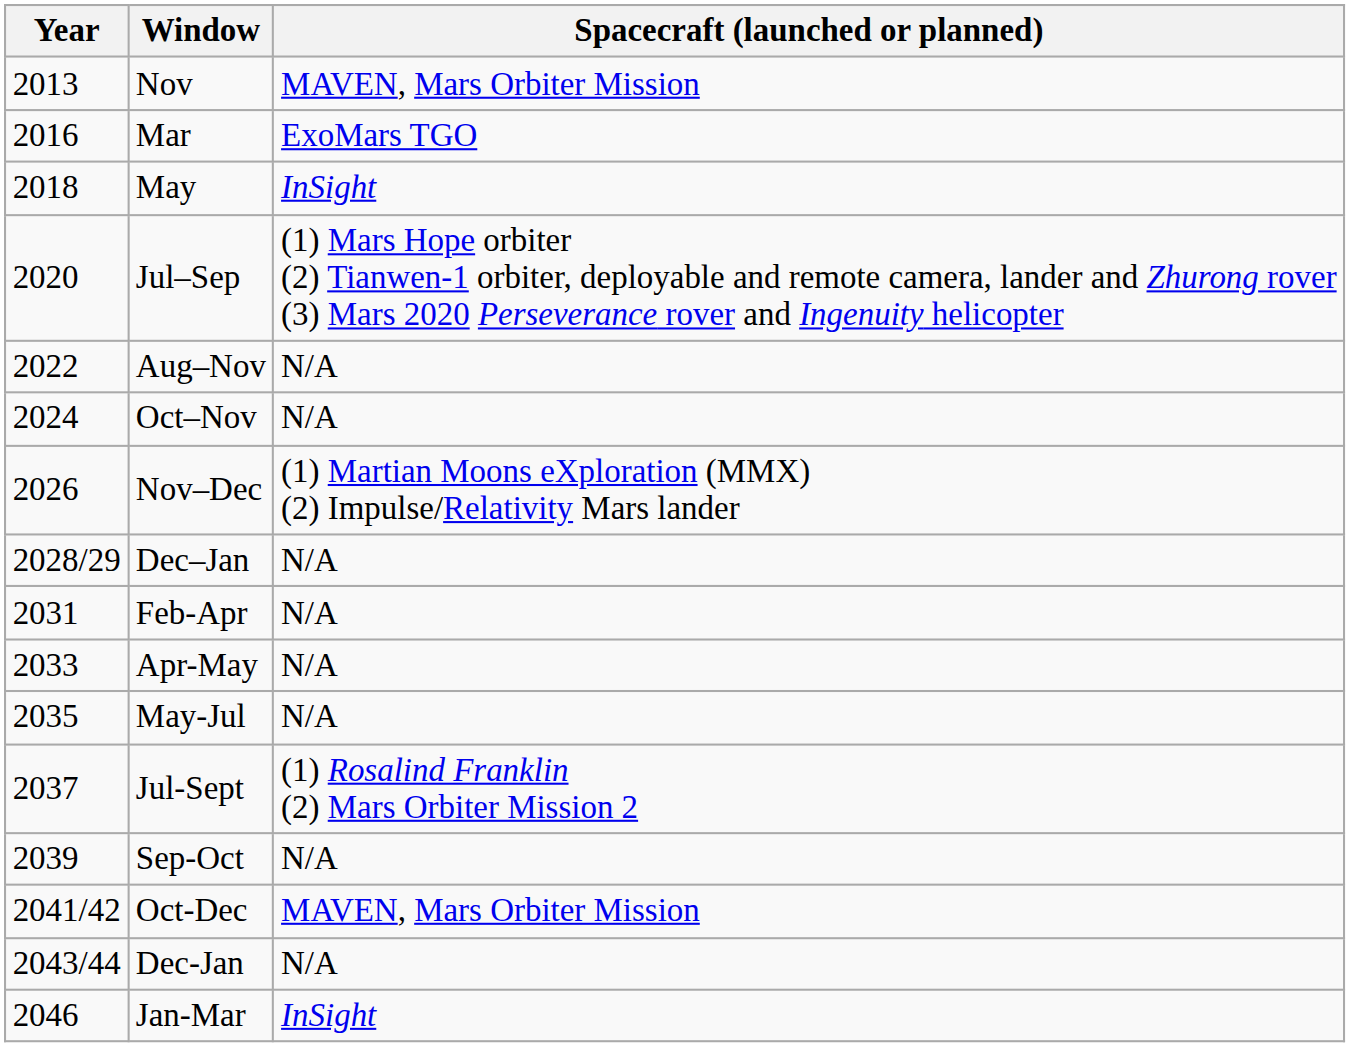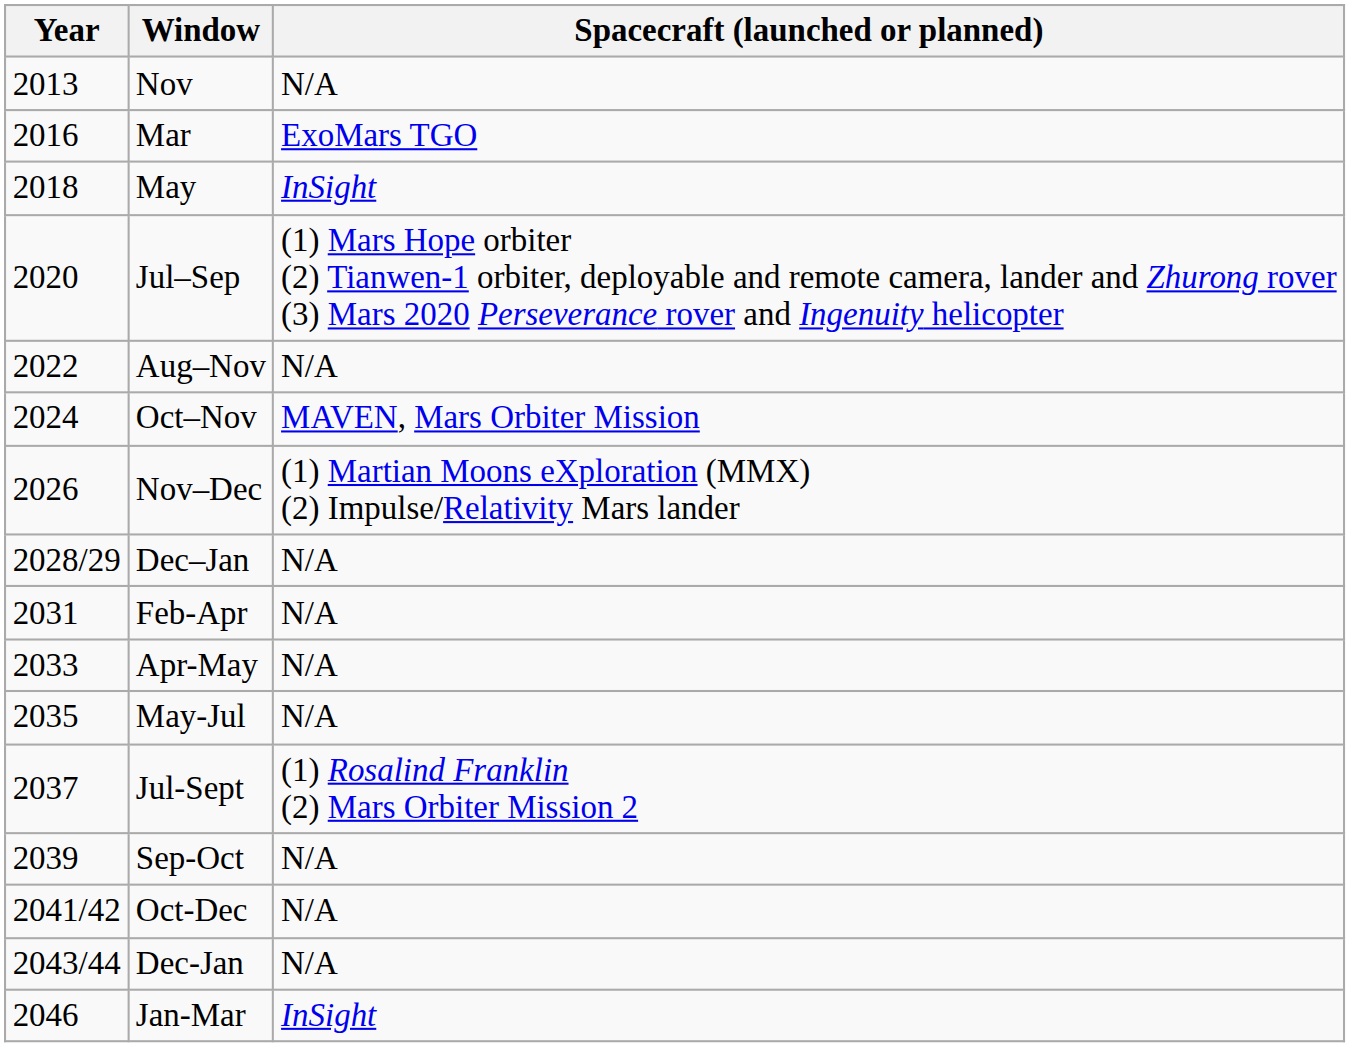(490, 82) MAVEN, Mars Orbiter Mission -> (309, 82) N/A
(309, 418) N/A -> (490, 418) MAVEN, Mars Orbiter Mission
(490, 910) MAVEN, Mars Orbiter Mission -> (309, 910) N/A
